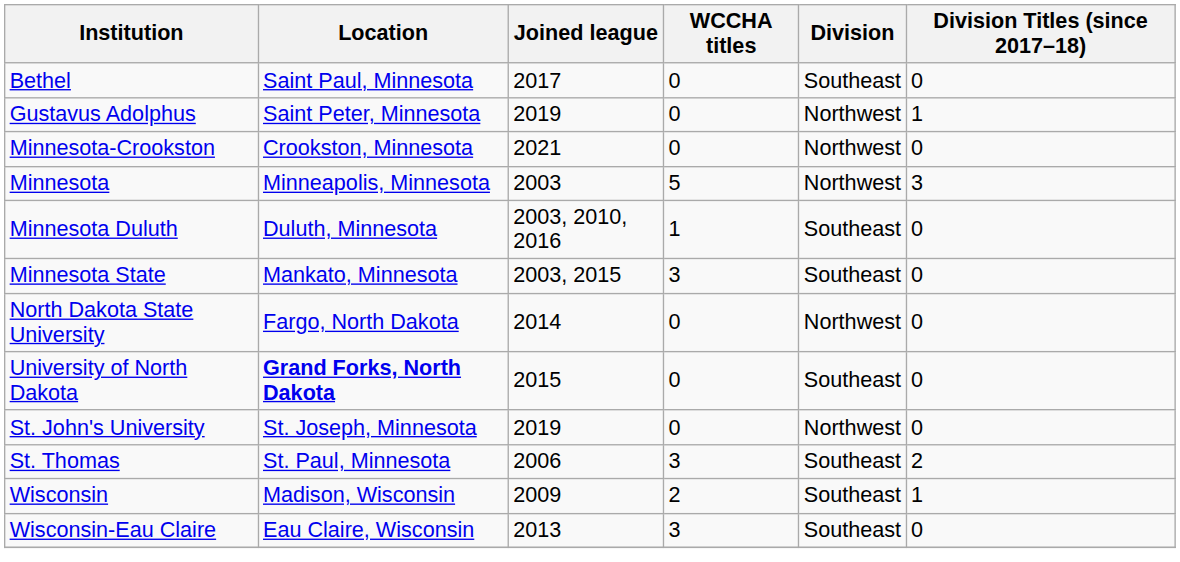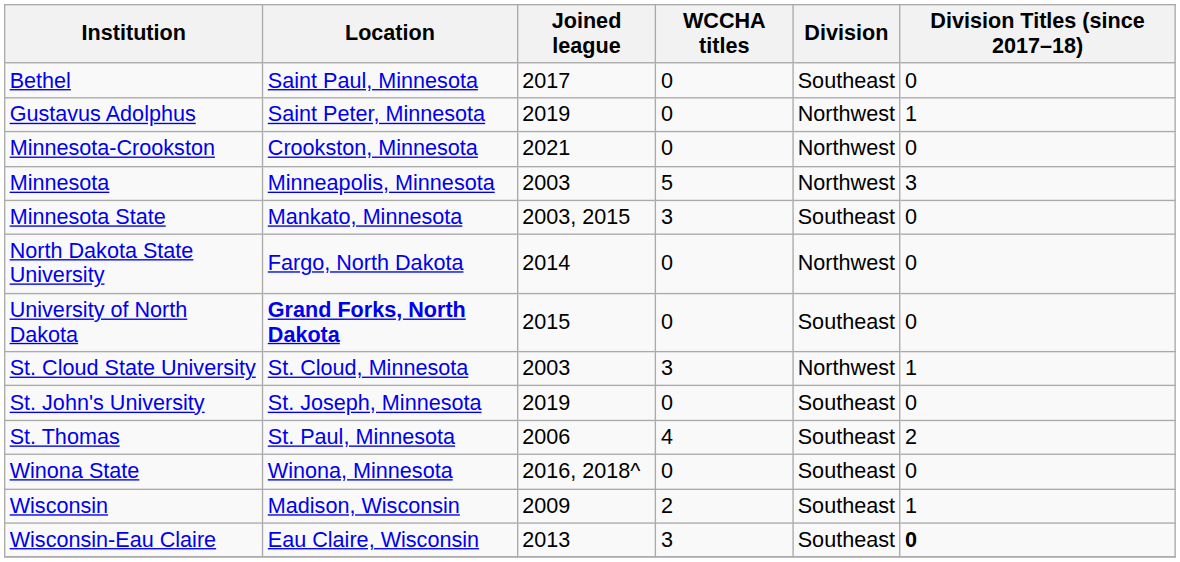- row: (94, 229)
+ row: (133, 368)
(852, 427) Northwest -> (846, 402) Southeast
(675, 461) 3 -> (667, 437) 4
+ row: (74, 471)
(917, 529) normal -> (911, 539) bold
